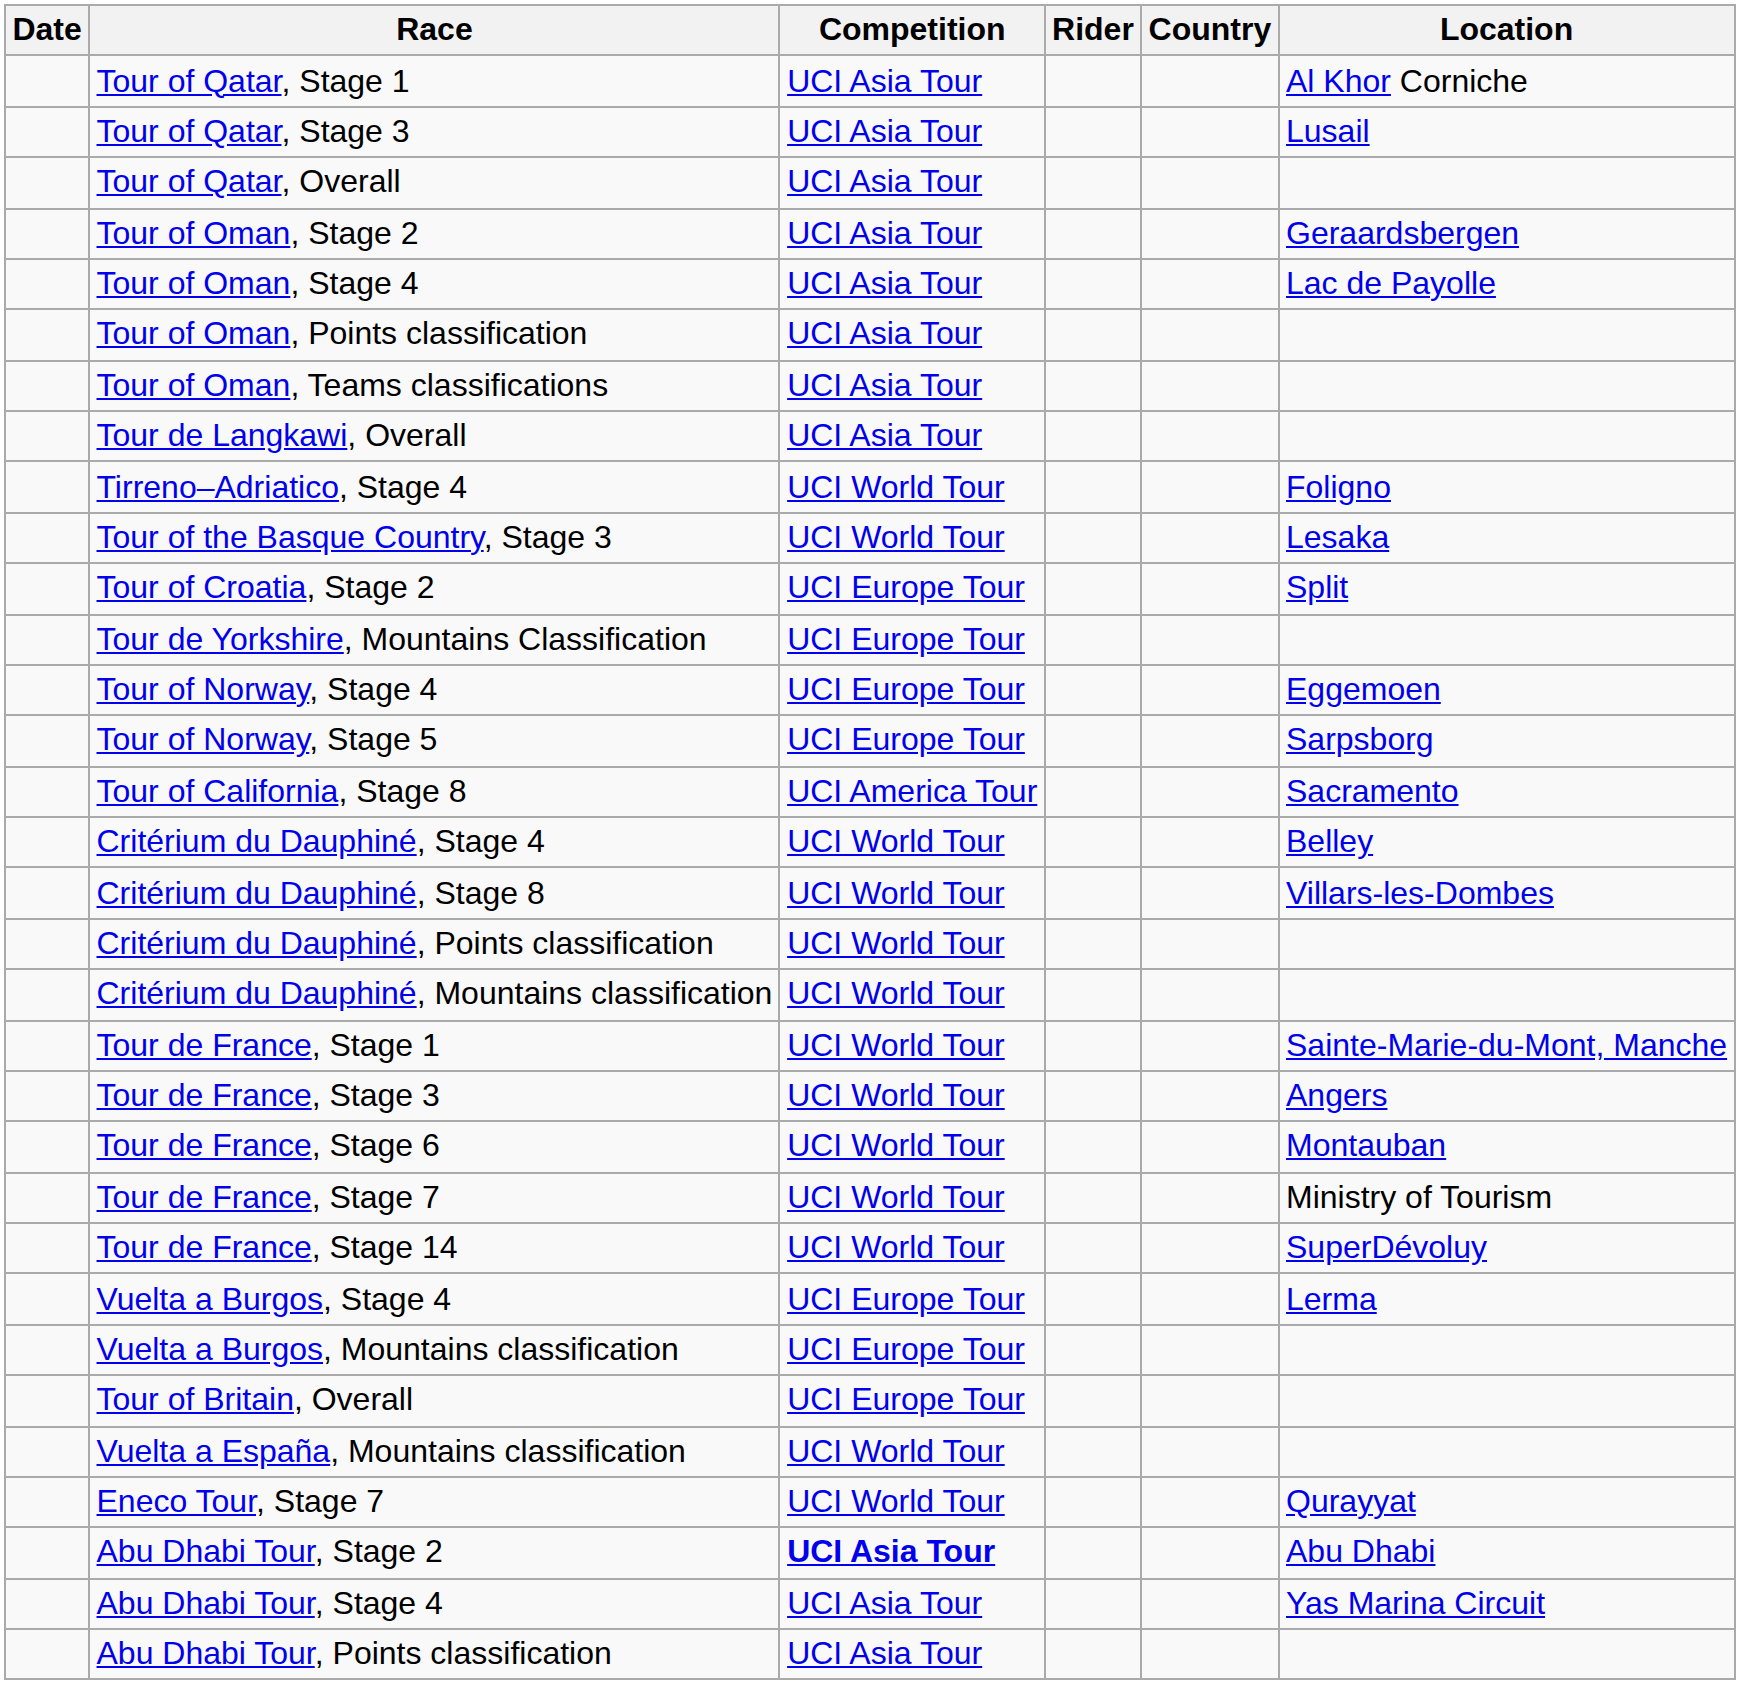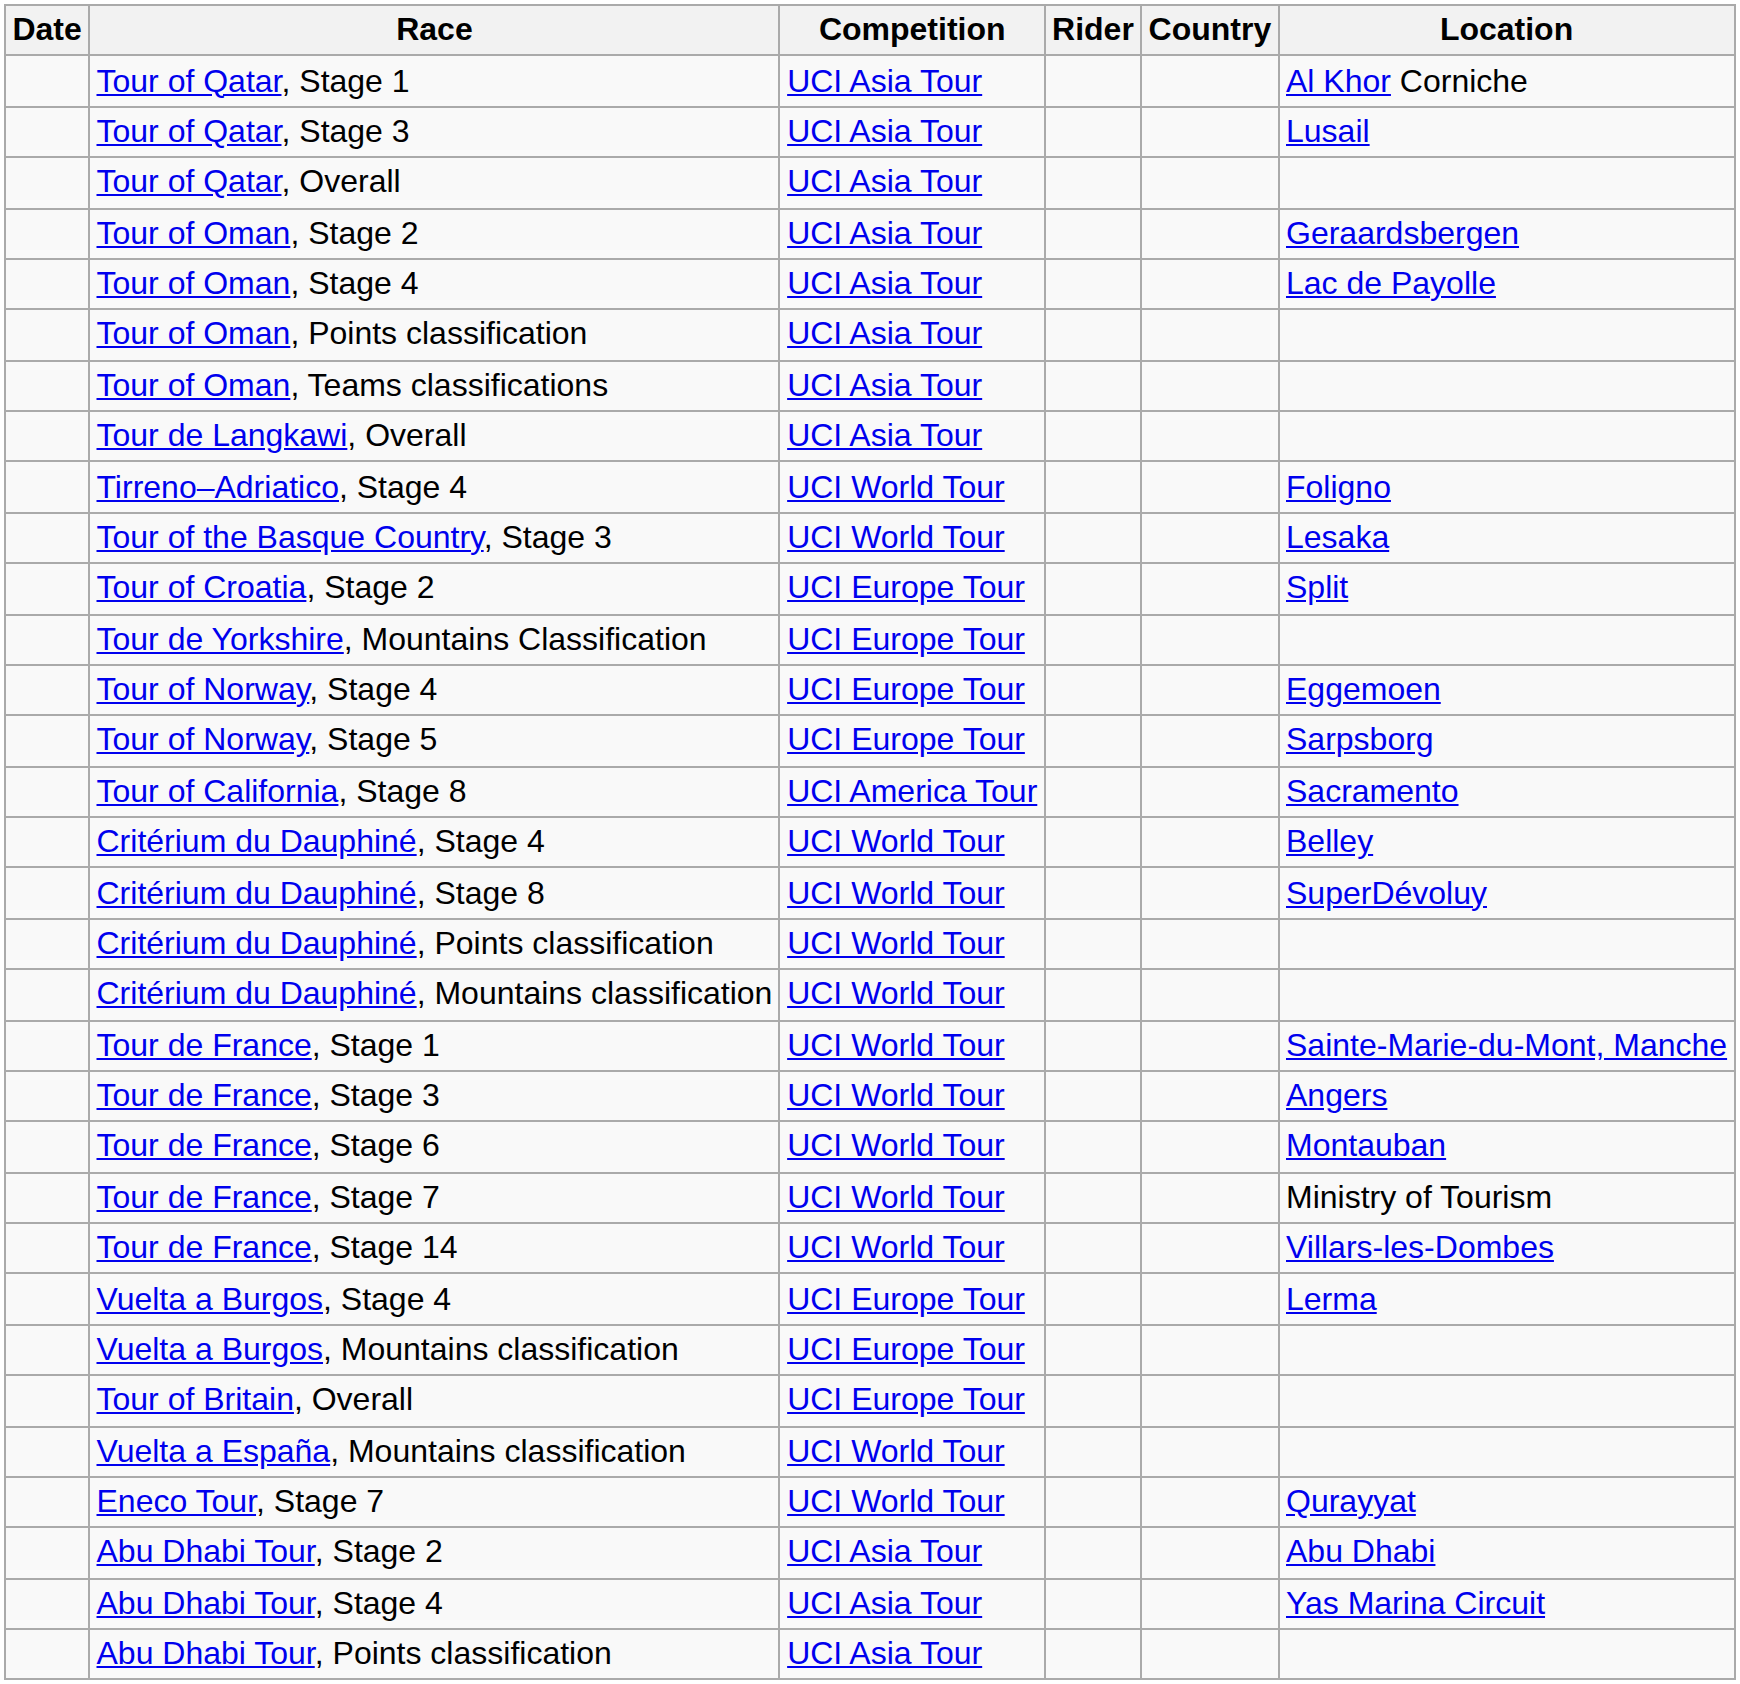(1420, 892) Villars-les-Dombes -> (1386, 892) SuperDévoluy
(1386, 1247) SuperDévoluy -> (1420, 1247) Villars-les-Dombes
(891, 1552) bold -> (885, 1552) normal
